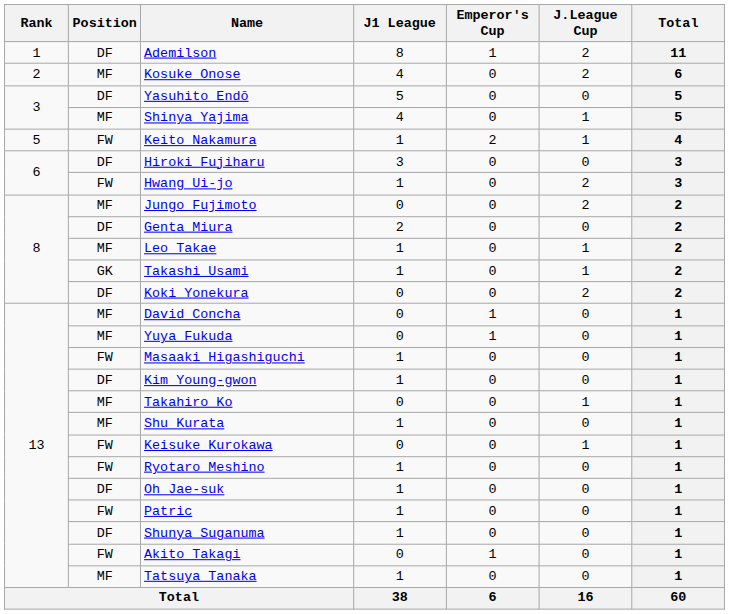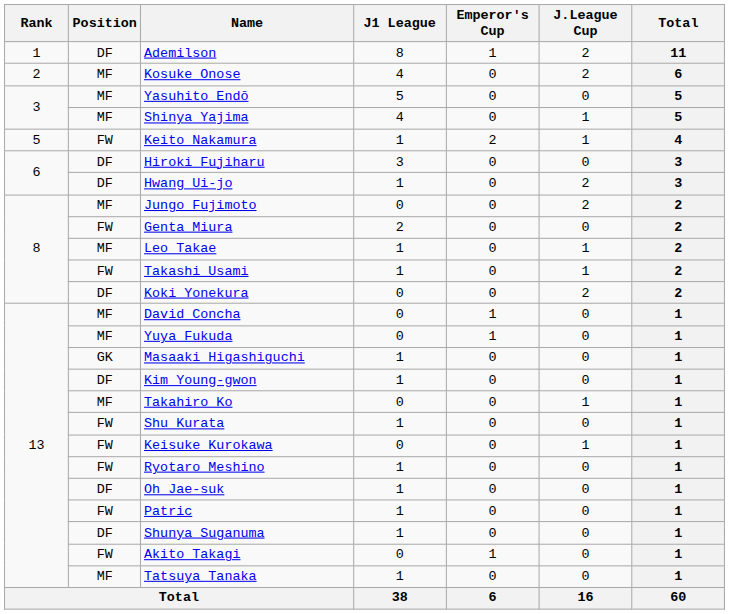(105, 96) DF -> (105, 96) MF
(105, 184) FW -> (105, 184) DF
(105, 227) DF -> (105, 227) FW
(105, 271) GK -> (105, 271) FW
(105, 358) FW -> (105, 358) GK
(105, 424) MF -> (105, 424) FW
